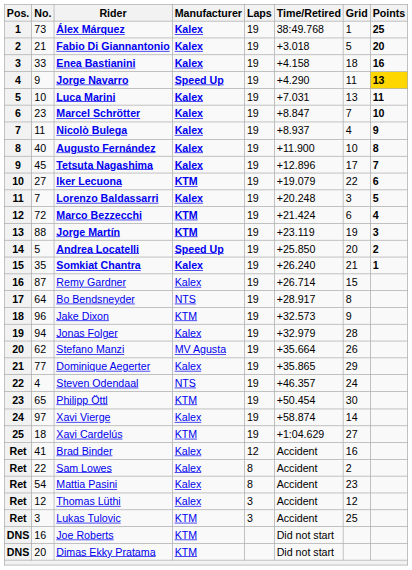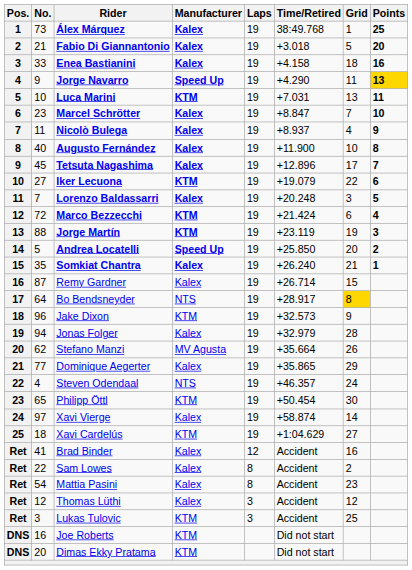(189, 97) Kalex -> (186, 97) KTM
(349, 299) no background -> (349, 299) gold background
